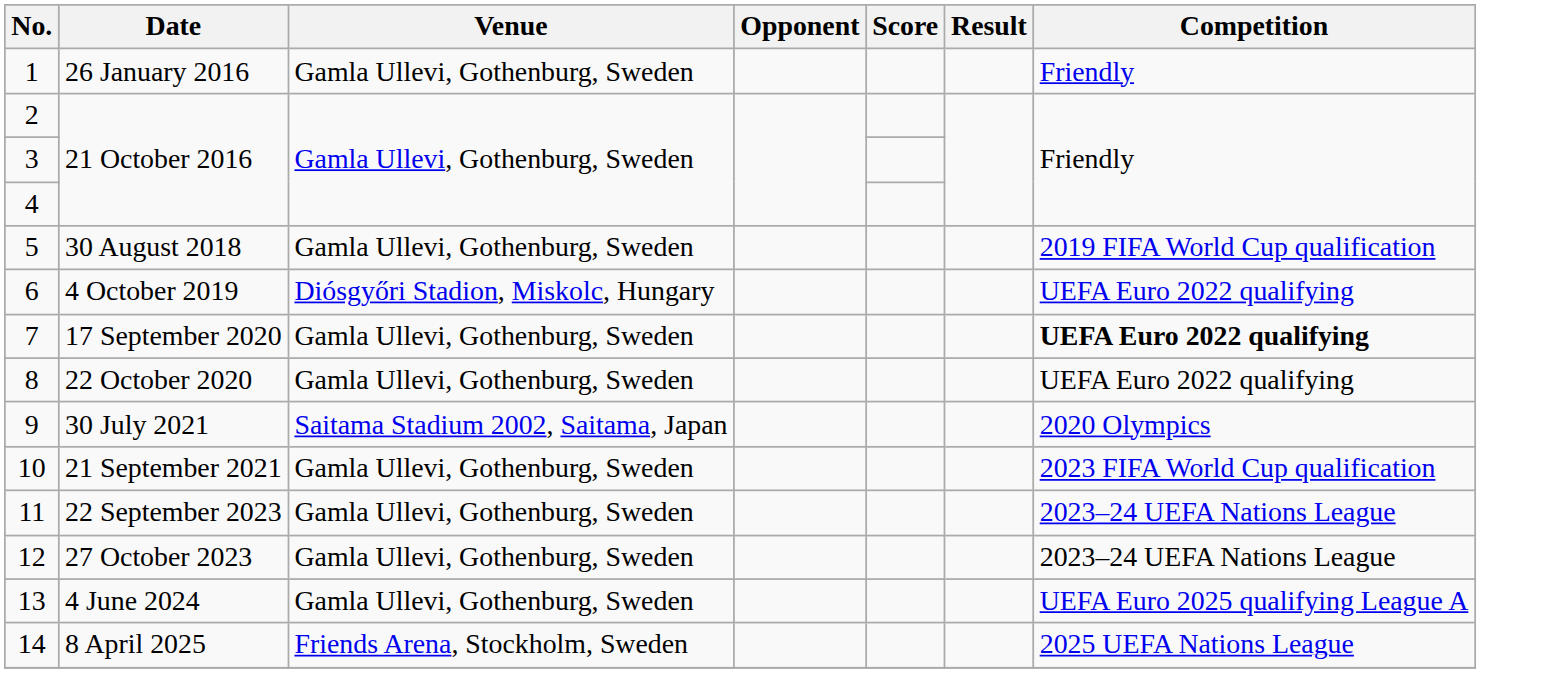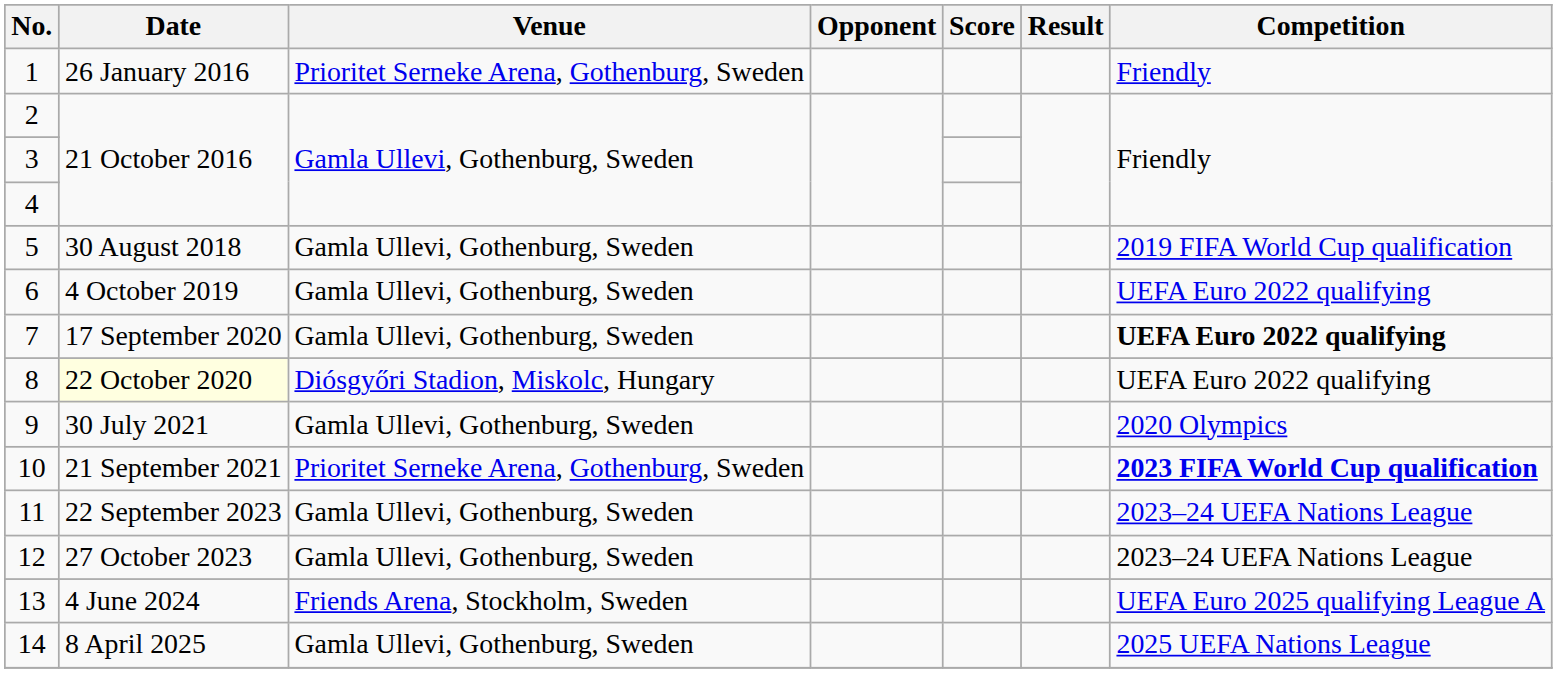(494, 70) Gamla Ullevi, Gothenburg, Sweden -> (549, 70) Prioritet Serneke Arena, Gothenburg, Sweden
(504, 291) Diósgyőri Stadion, Miskolc, Hungary -> (494, 291) Gamla Ullevi, Gothenburg, Sweden
(159, 379) no background -> (159, 379) lightyellow background
(494, 379) Gamla Ullevi, Gothenburg, Sweden -> (504, 379) Diósgyőri Stadion, Miskolc, Hungary
(511, 423) Saitama Stadium 2002, Saitama, Japan -> (494, 423) Gamla Ullevi, Gothenburg, Sweden
(494, 468) Gamla Ullevi, Gothenburg, Sweden -> (549, 468) Prioritet Serneke Arena, Gothenburg, Sweden
(1238, 468) normal -> (1327, 468) bold
(494, 600) Gamla Ullevi, Gothenburg, Sweden -> (491, 600) Friends Arena, Stockholm, Sweden
(491, 644) Friends Arena, Stockholm, Sweden -> (494, 644) Gamla Ullevi, Gothenburg, Sweden
